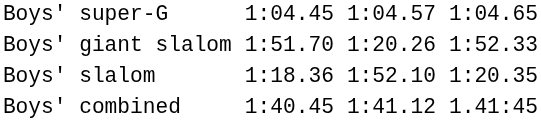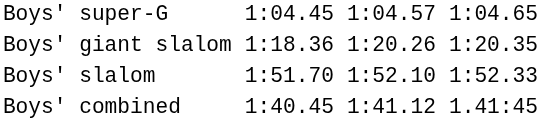(289, 45) 1:51.70 -> (289, 45) 1:18.36
(493, 45) 1:52.33 -> (493, 45) 1:20.35
(289, 76) 1:18.36 -> (289, 76) 1:51.70
(493, 76) 1:20.35 -> (493, 76) 1:52.33
